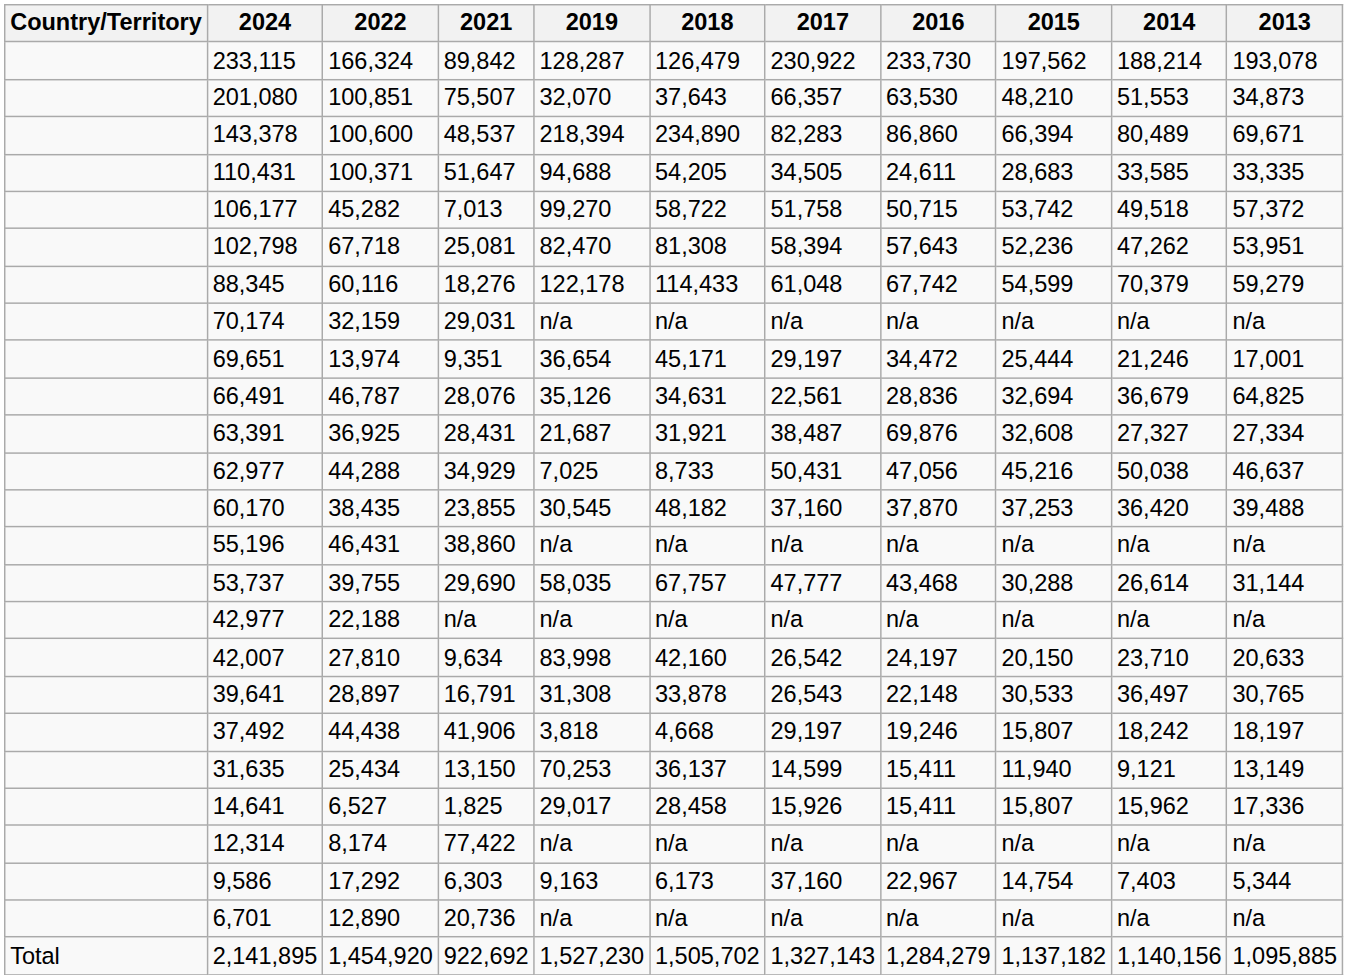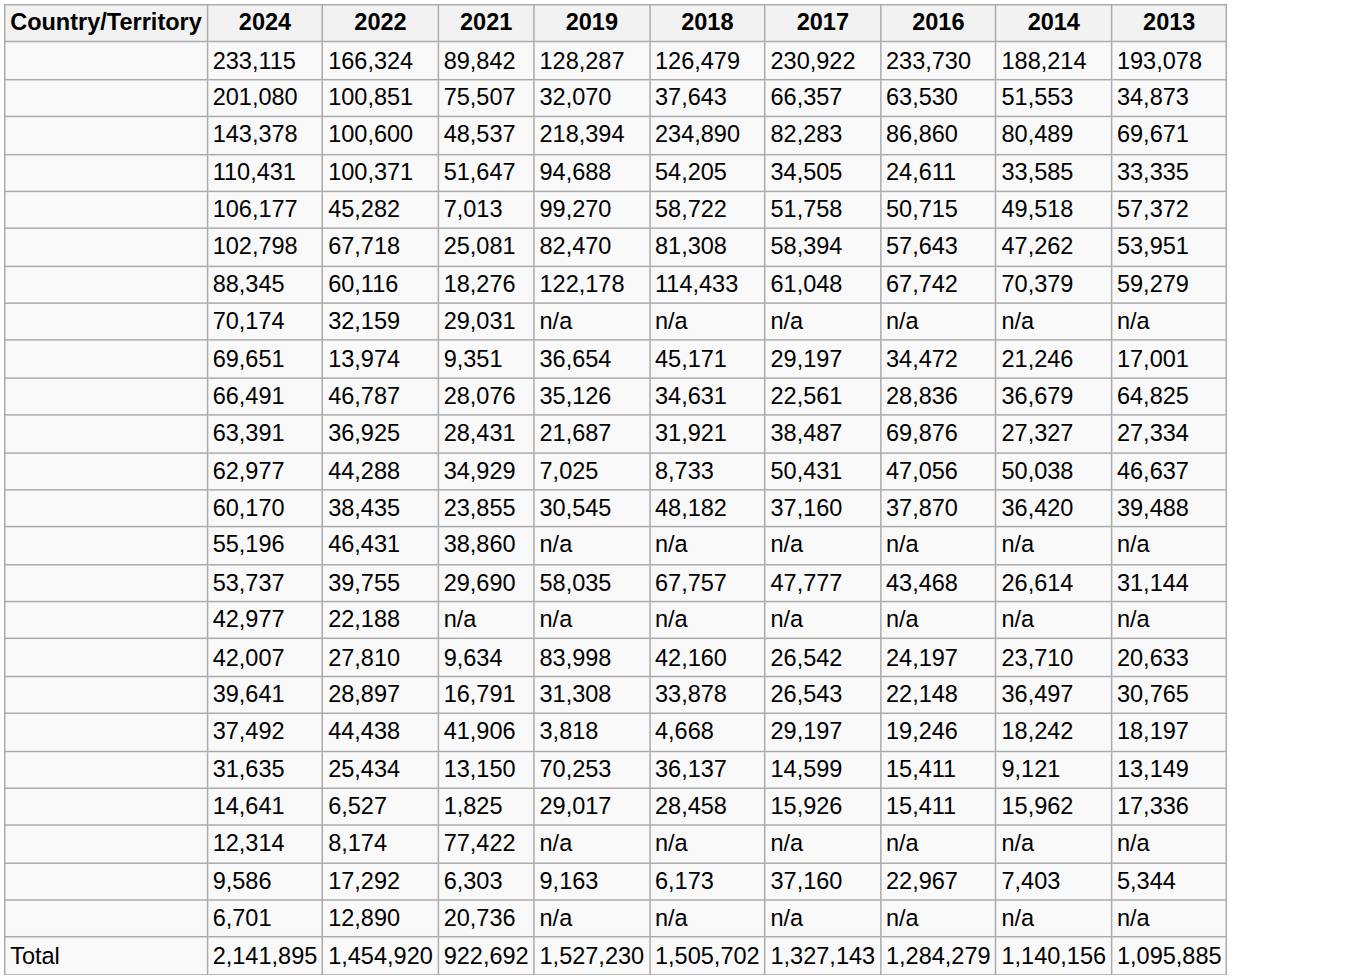- column: (1054, 23)
